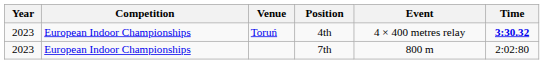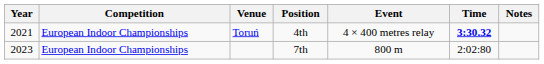+ column: (519, 14)
(23, 32) 2023 -> (22, 32) 2021
